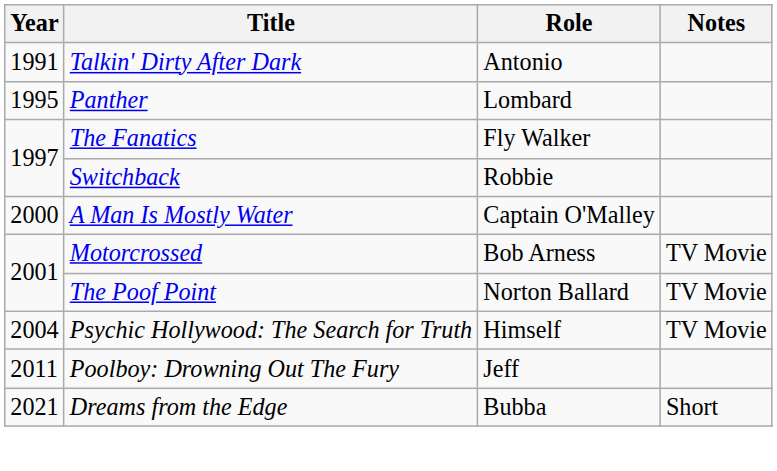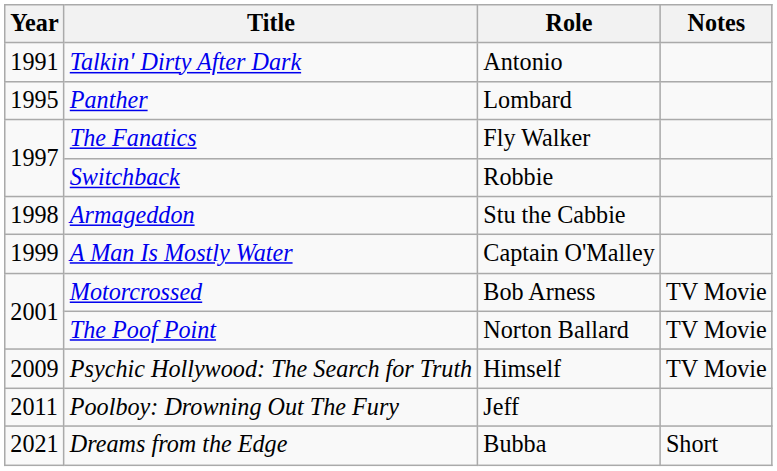+ row: (132, 215)
(34, 215) 2000 -> (34, 253) 1999
(34, 330) 2004 -> (34, 368) 2009
